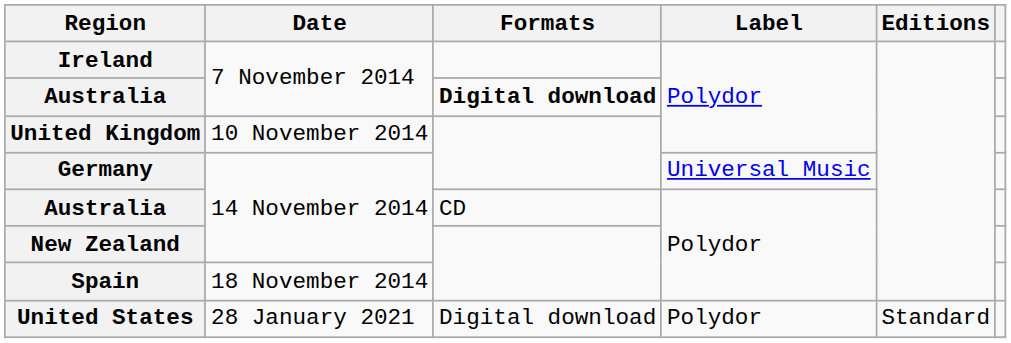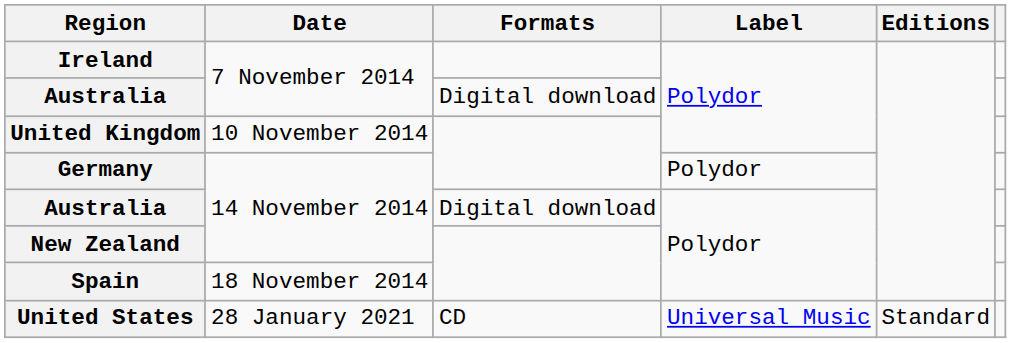(548, 97) bold -> (548, 97) normal
(769, 171) Universal Music -> (715, 171) Polydor
(453, 208) CD -> (548, 208) Digital download
(548, 318) Digital download -> (453, 318) CD
(715, 318) Polydor -> (769, 318) Universal Music
